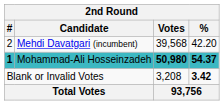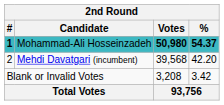rows swapped: (84, 60) <-> (77, 44)
(201, 76) bold -> (201, 76) normal
